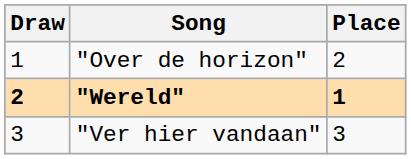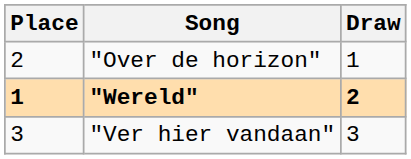columns swapped: (38, 23) <-> (366, 23)
